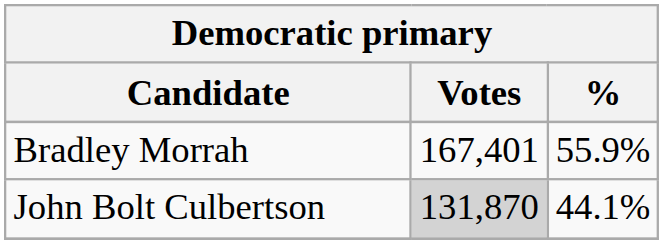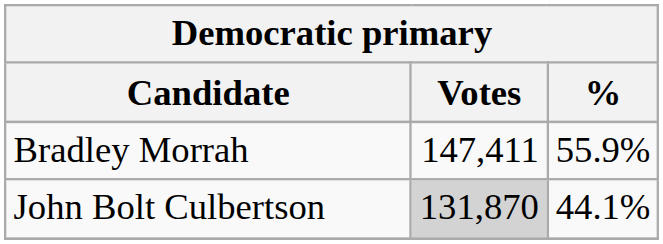(479, 149) 167,401 -> (480, 149) 147,411
